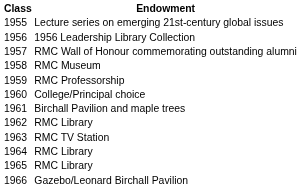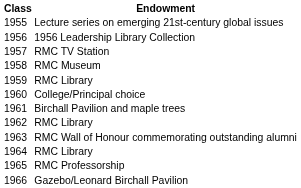(166, 51) RMC Wall of Honour commemorating outstanding alumni -> (72, 51) RMC TV Station
(79, 80) RMC Professorship -> (63, 80) RMC Library
(72, 137) RMC TV Station -> (166, 137) RMC Wall of Honour commemorating outstanding alumni
(63, 166) RMC Library -> (79, 166) RMC Professorship
